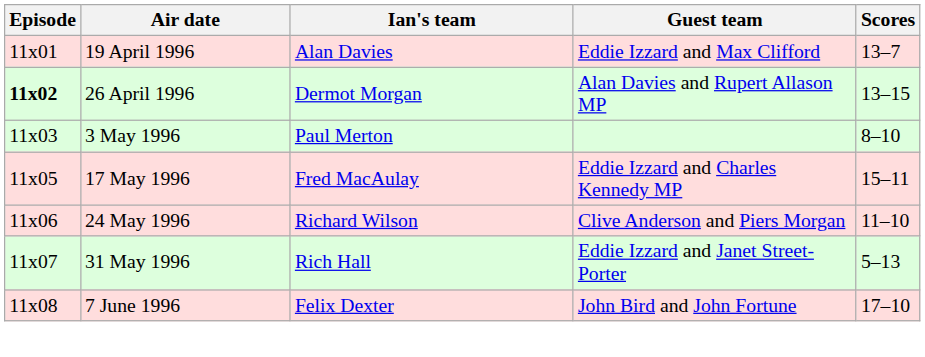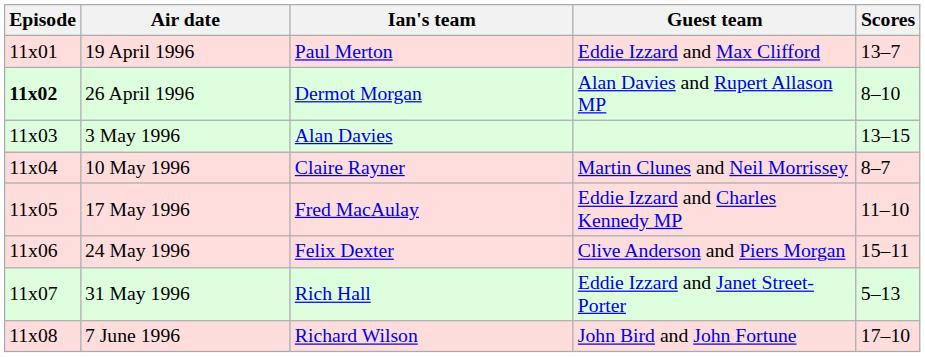(344, 51) Alan Davies -> (344, 51) Paul Merton
(885, 93) 13–15 -> (881, 93) 8–10
(344, 135) Paul Merton -> (344, 135) Alan Davies
(881, 135) 8–10 -> (885, 135) 13–15
+ row: (137, 167)
(885, 178) 15–11 -> (885, 209) 11–10
(356, 220) Richard Wilson -> (344, 251) Felix Dexter
(885, 220) 11–10 -> (885, 251) 15–11
(344, 305) Felix Dexter -> (356, 336) Richard Wilson
